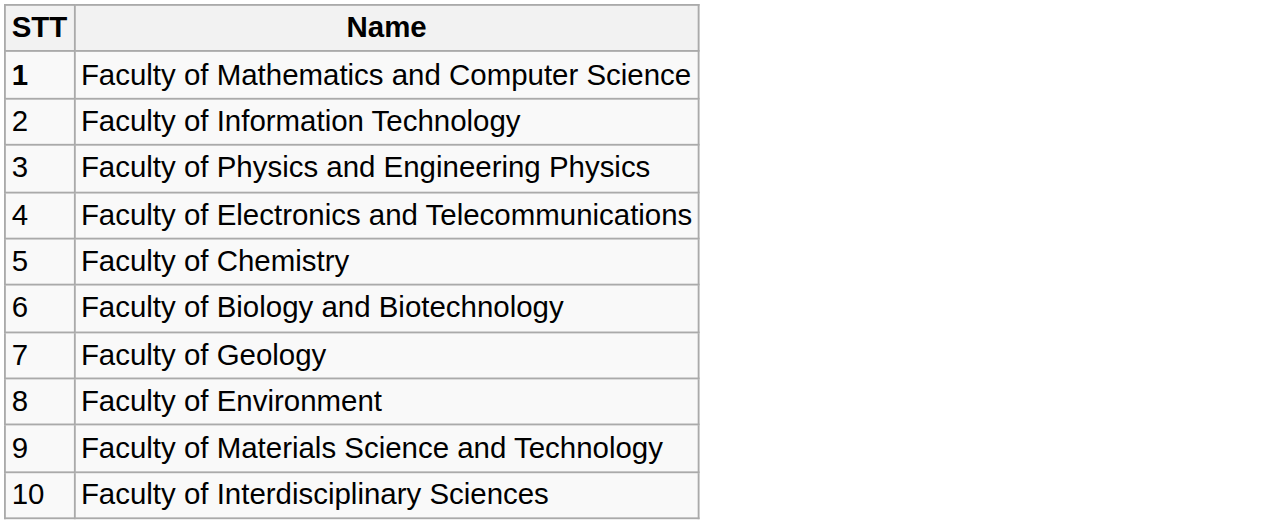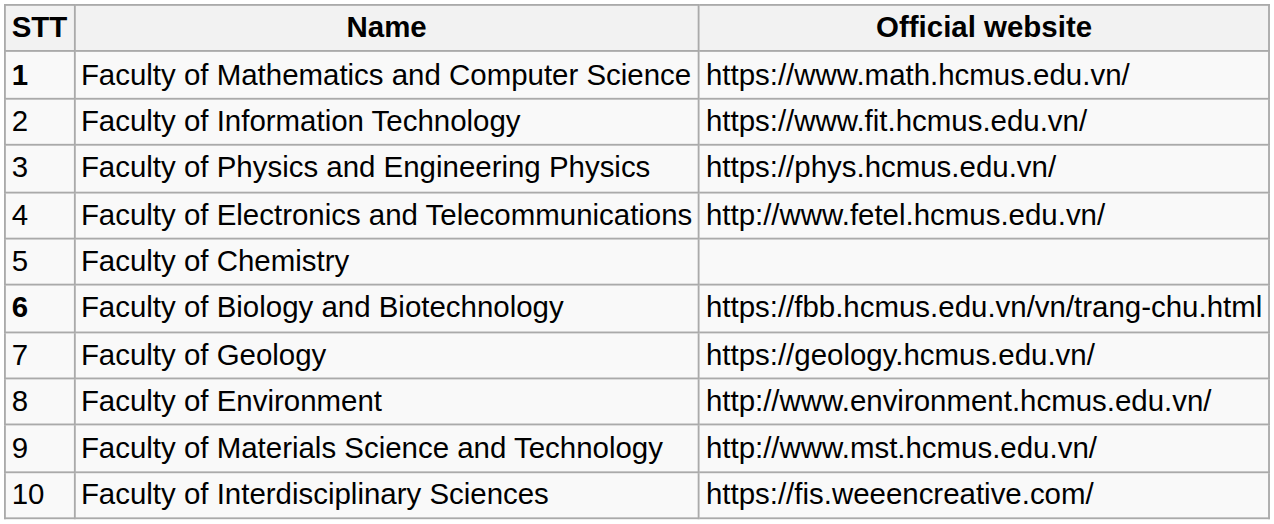+ column: (984, 27)
(20, 307) normal -> (20, 307) bold
